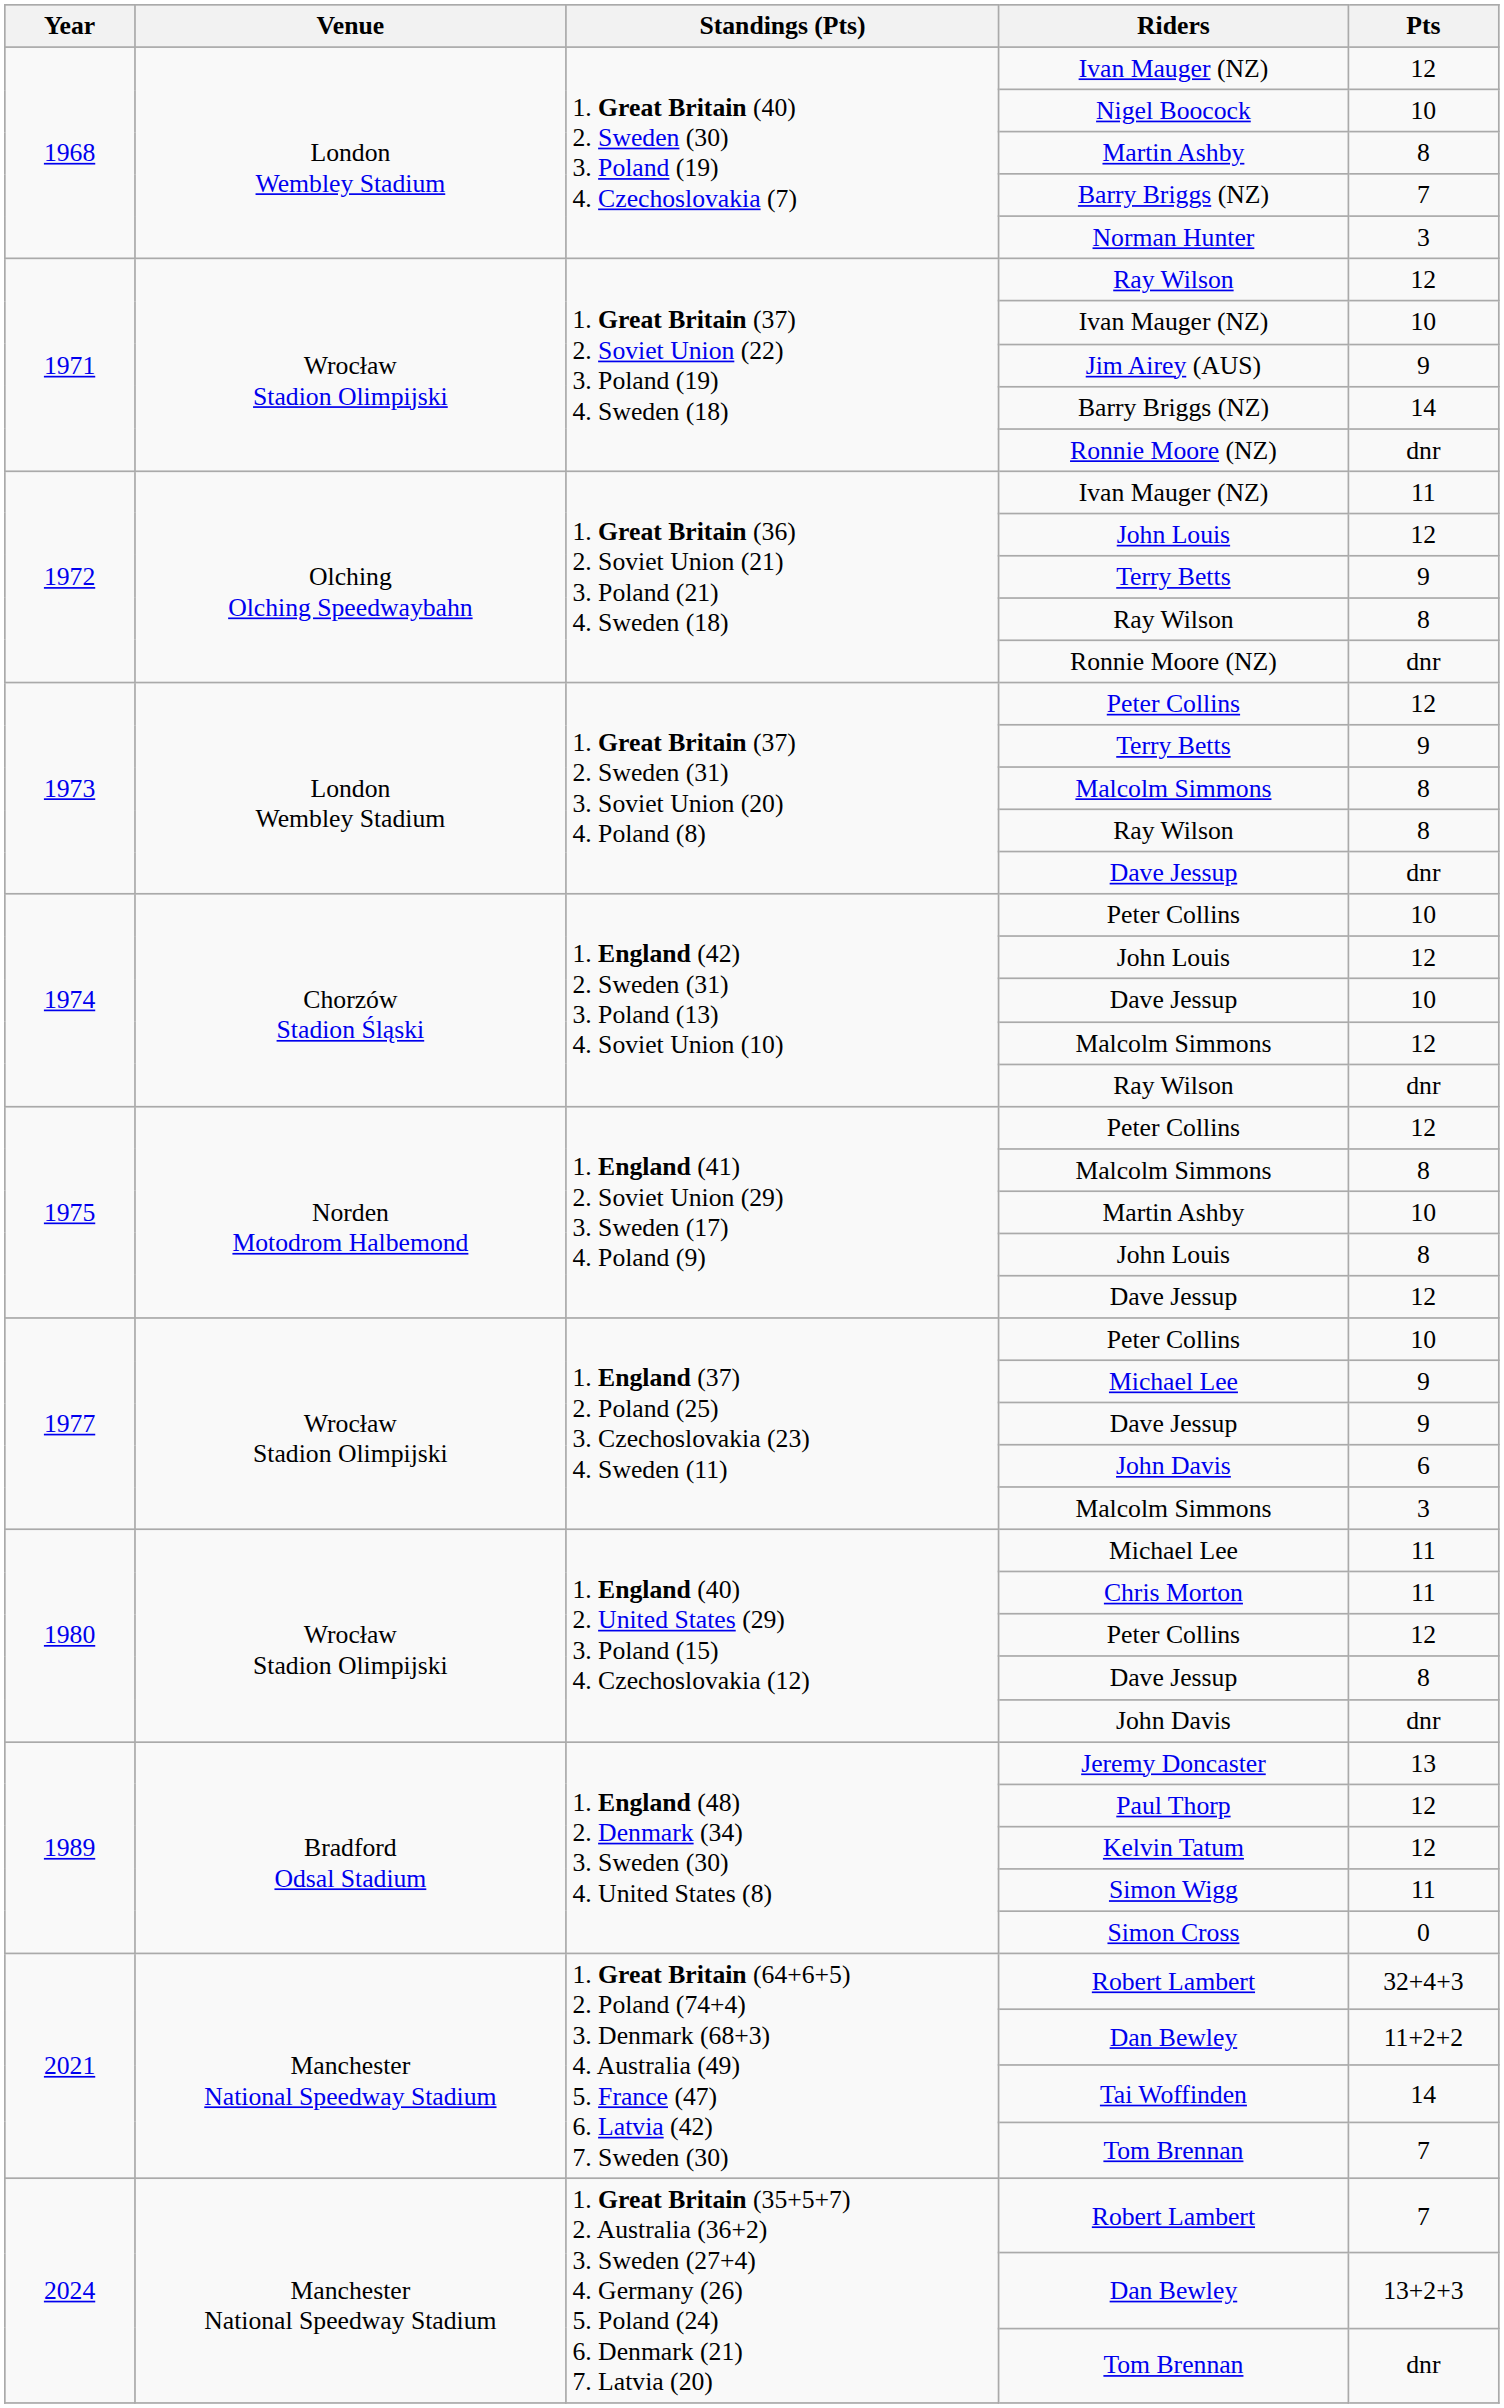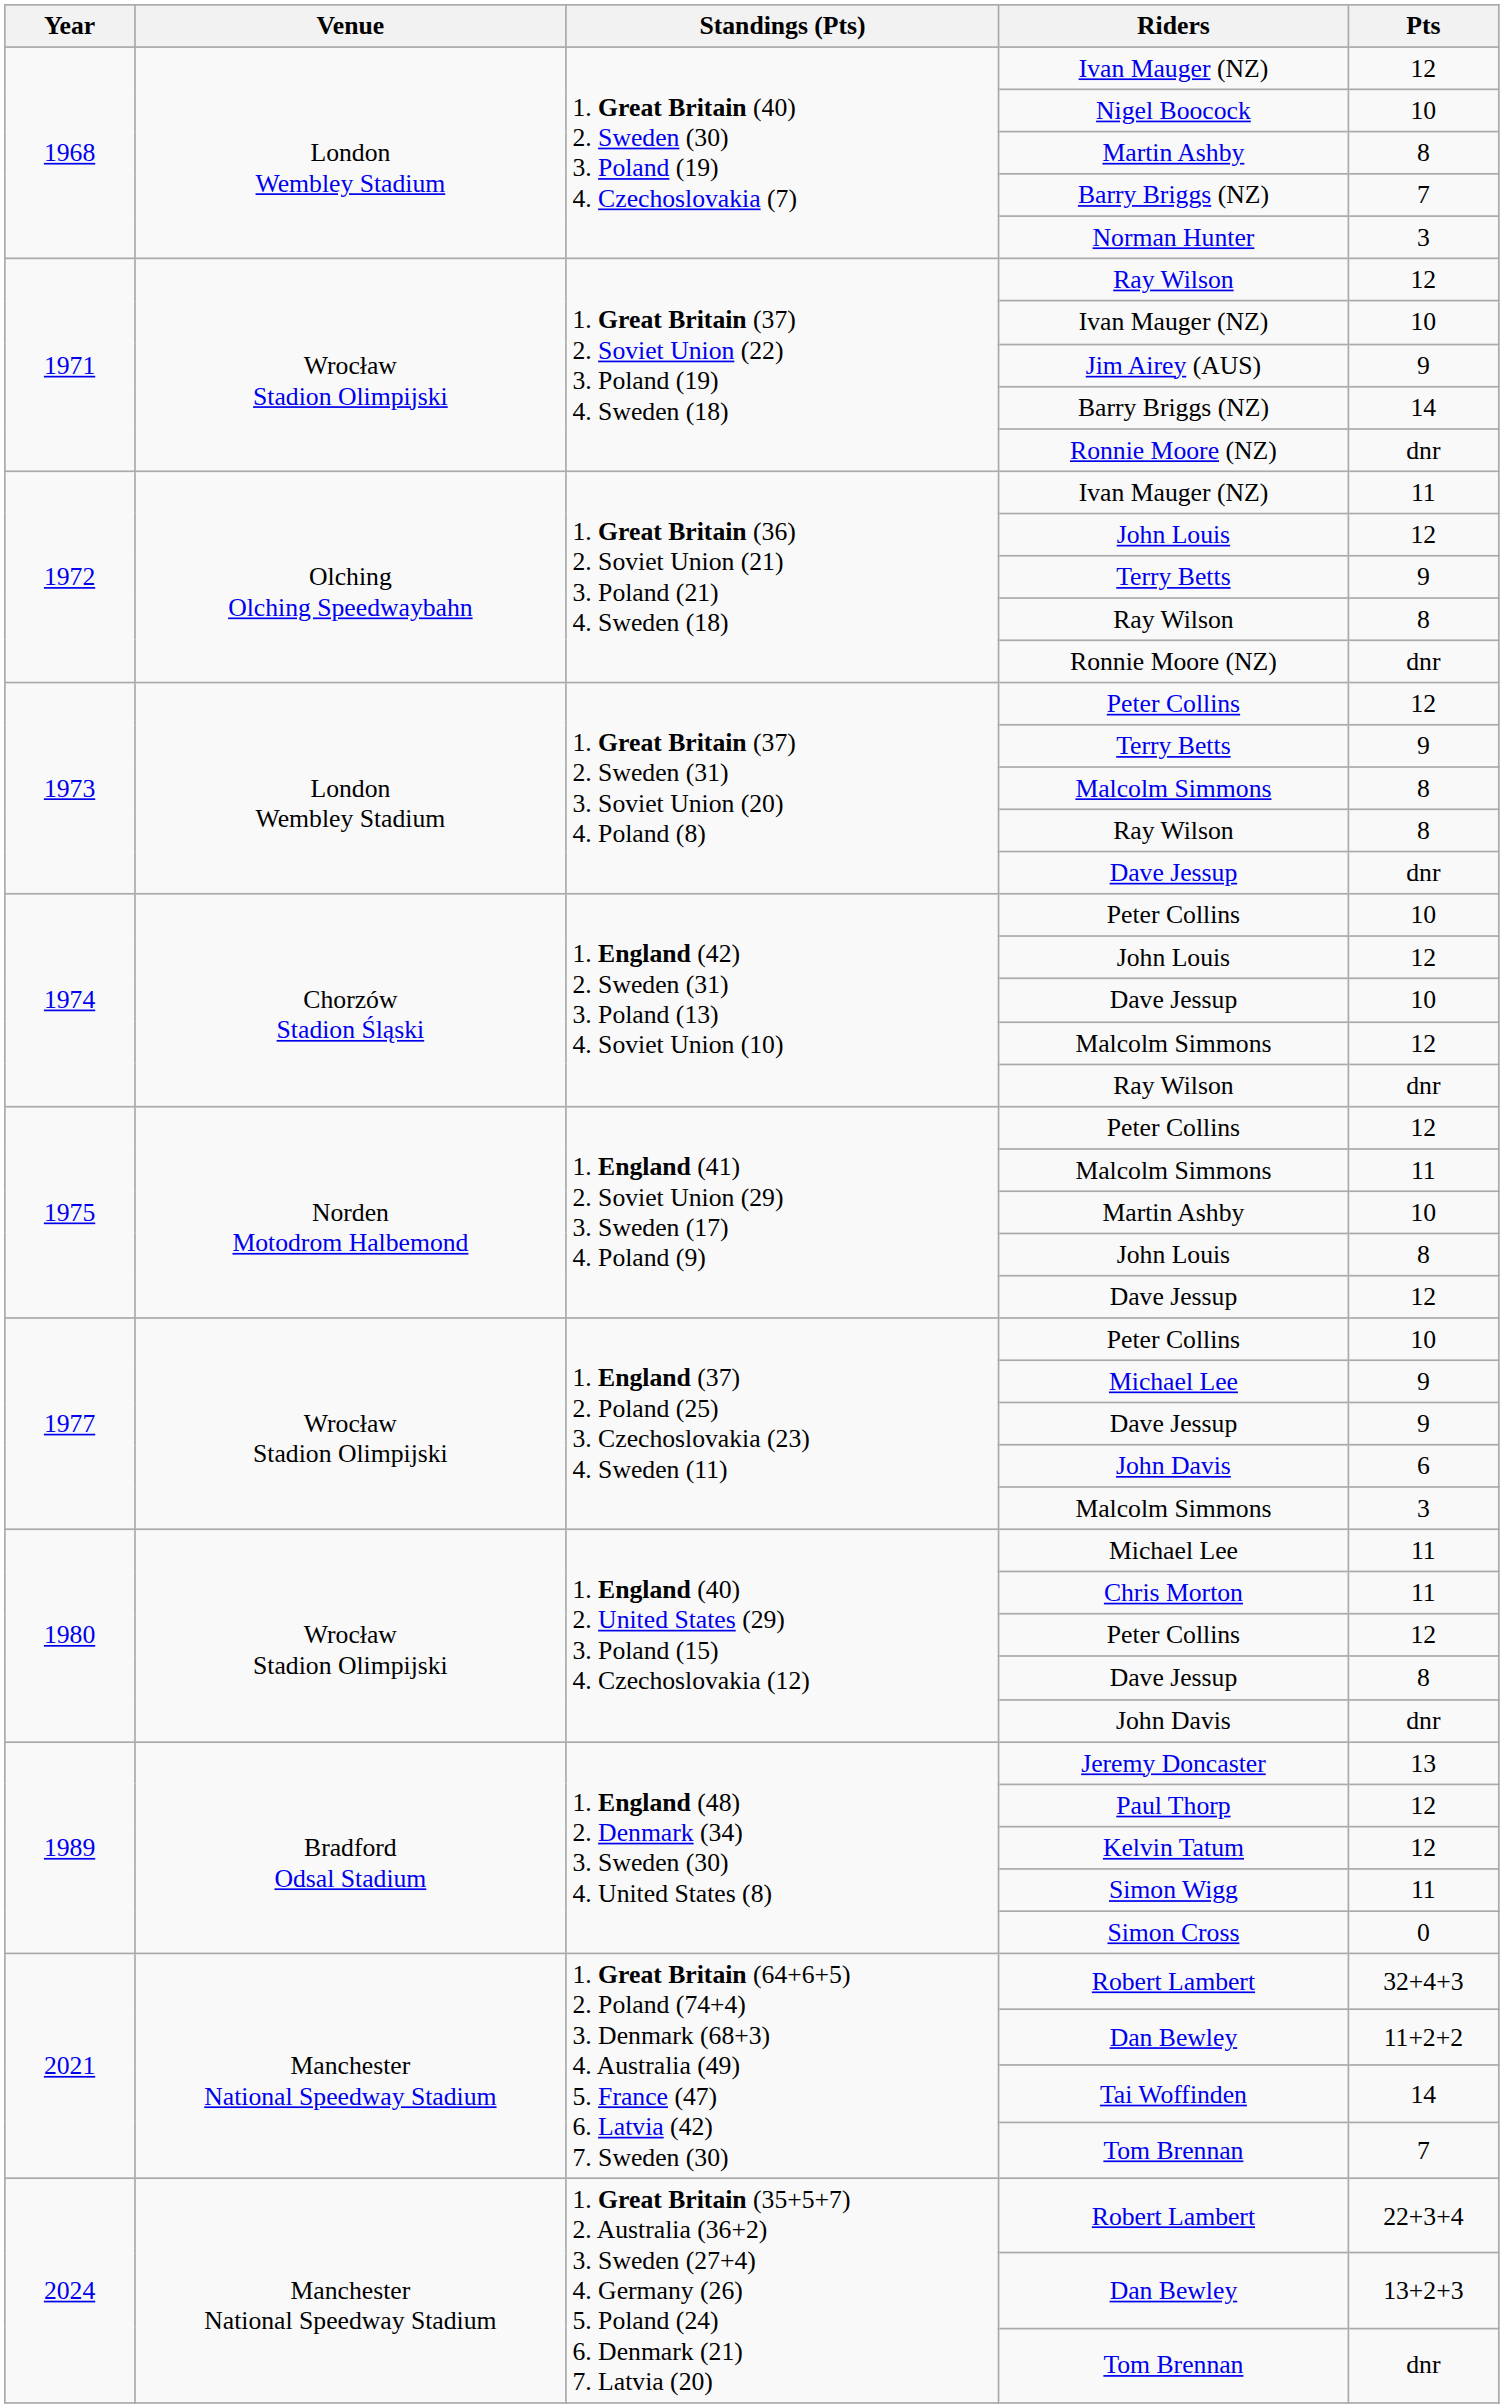(1423, 1169) 8 -> (1423, 1169) 11
(1423, 2215) 7 -> (1423, 2215) 22+3+4
